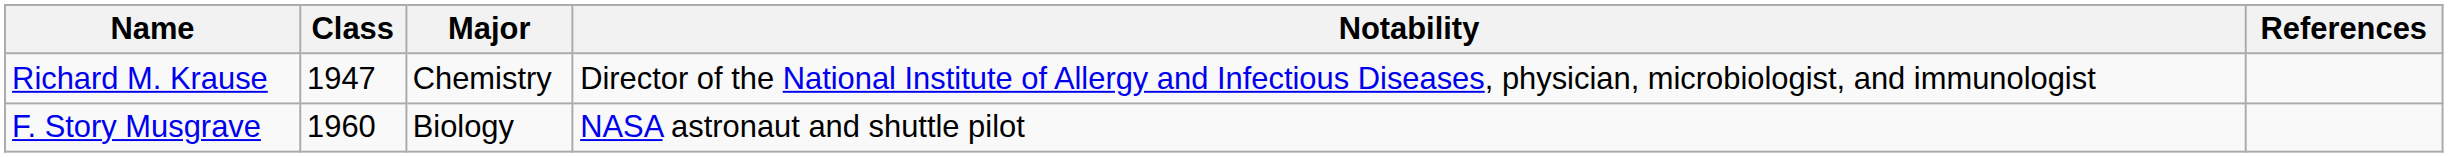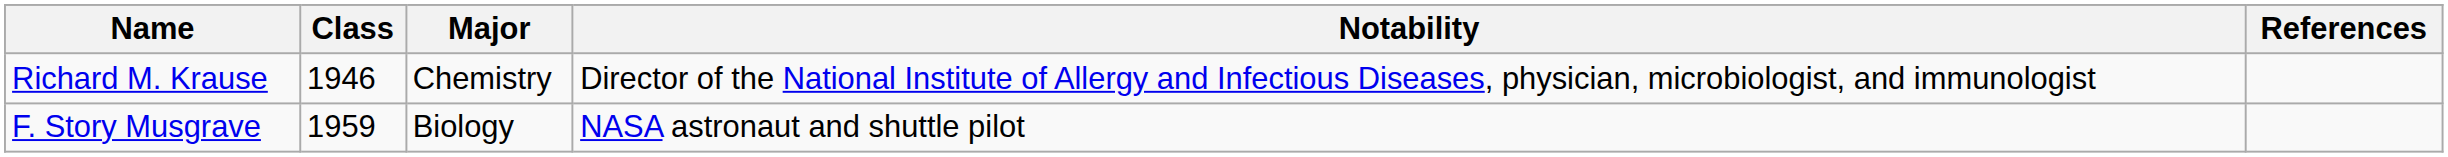(341, 77) 1947 -> (341, 77) 1946
(341, 126) 1960 -> (341, 126) 1959
